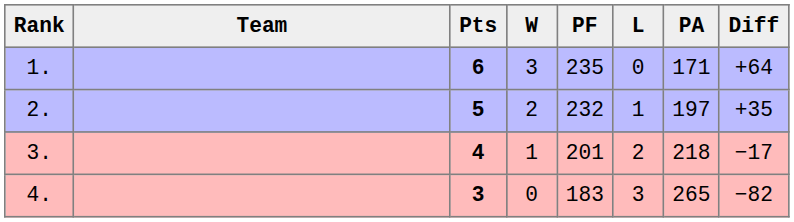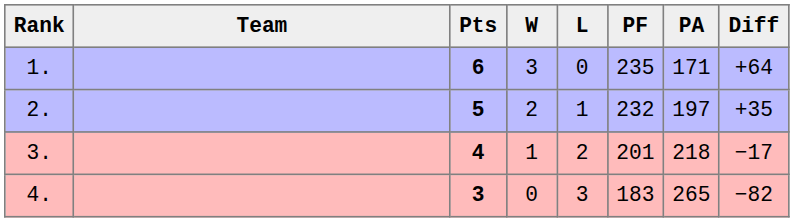columns swapped: (638, 26) <-> (585, 26)
